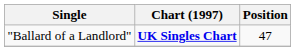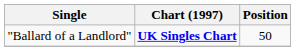(265, 35) 47 -> (265, 35) 50
